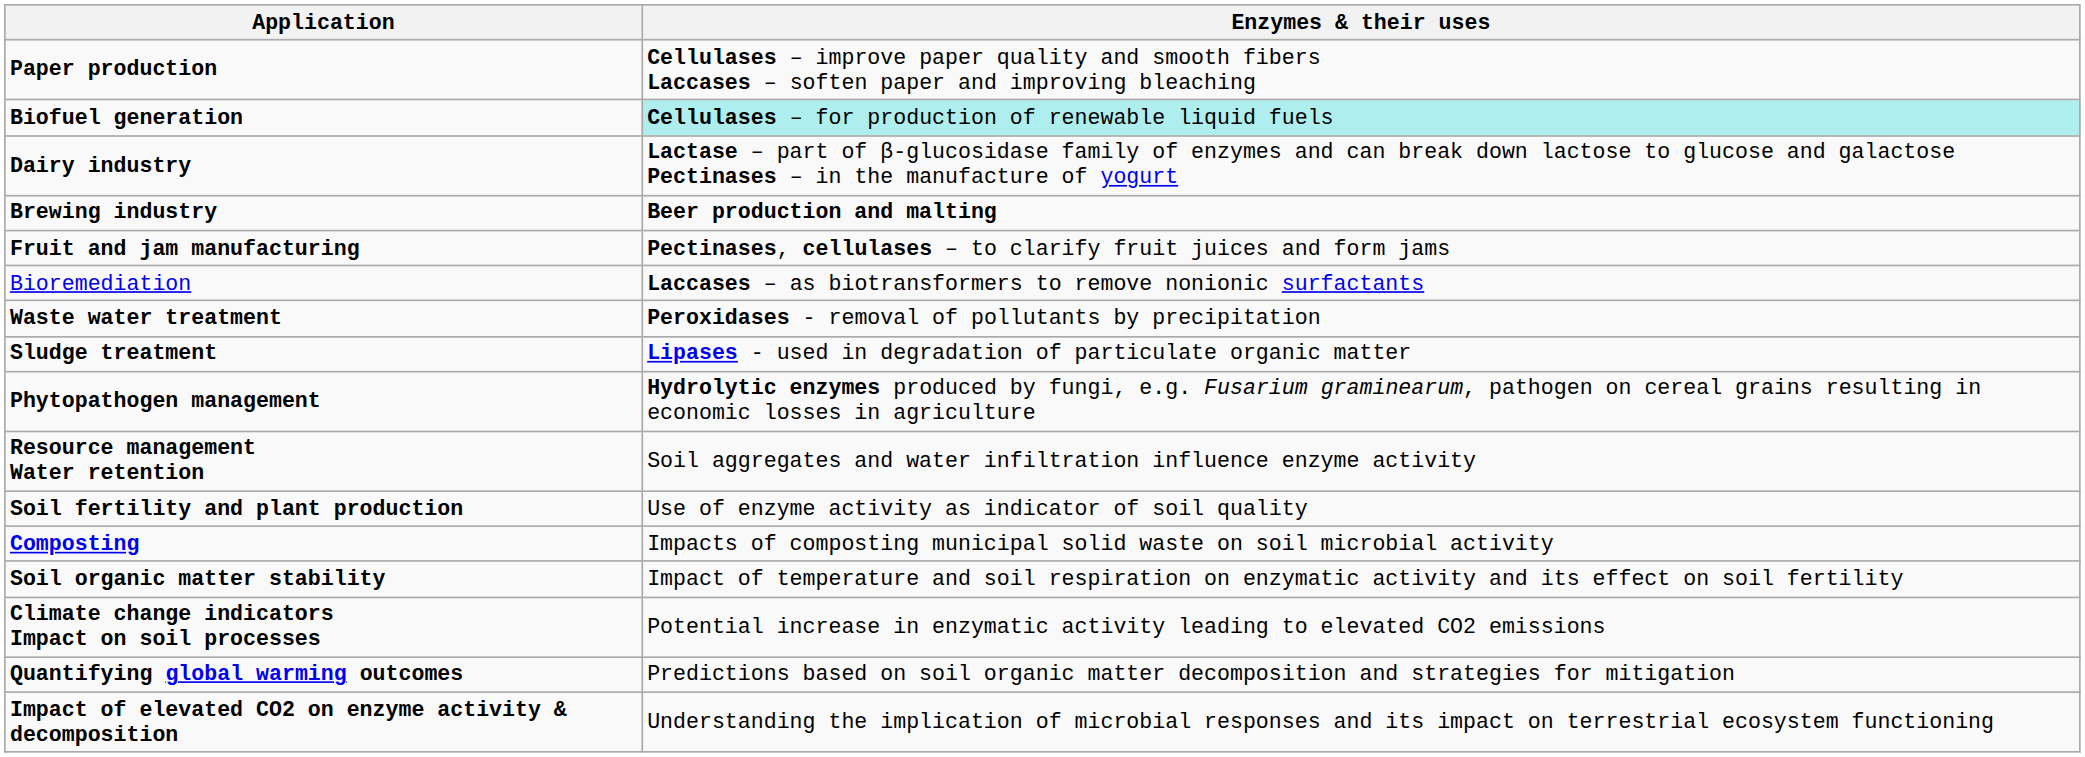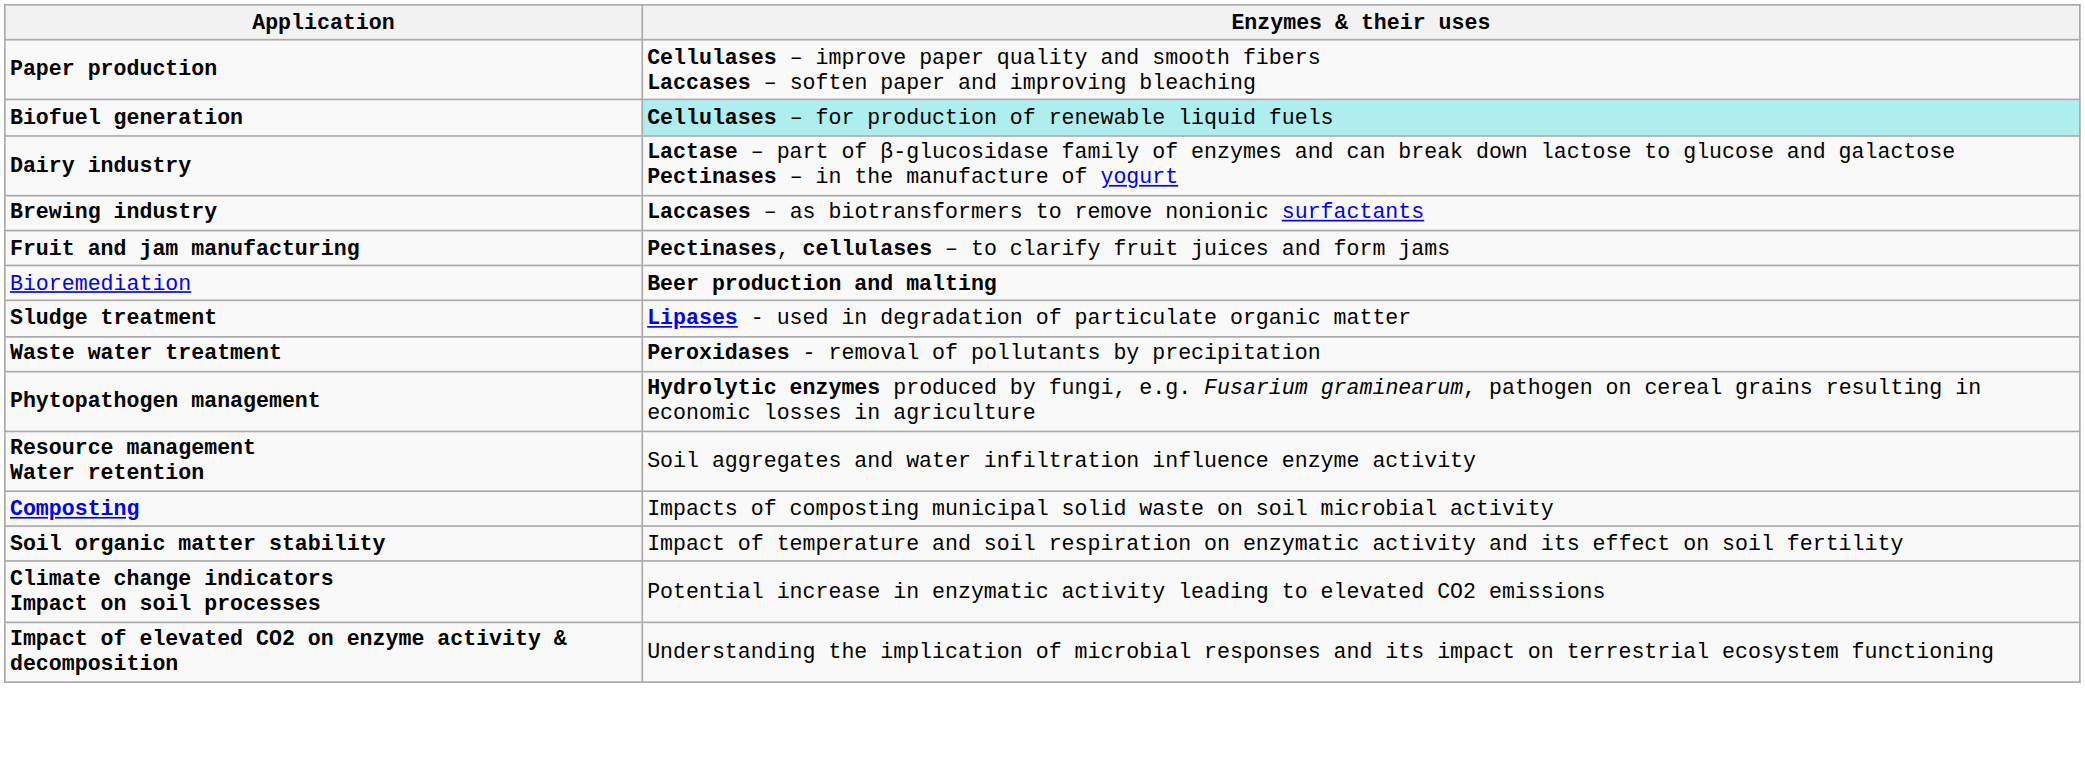(822, 213) Beer production and malting -> (1036, 213) Laccases – as biotransformers to remove nonionic surfactants
(1036, 283) Laccases – as biotransformers to remove nonionic surfactants -> (822, 283) Beer production and malting
rows swapped: (146, 318) <-> (114, 354)
- row: (237, 509)
- row: (237, 674)
